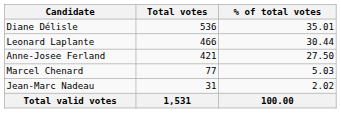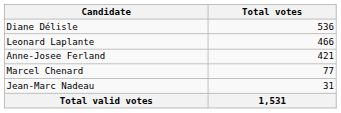- column: (277, 12)
